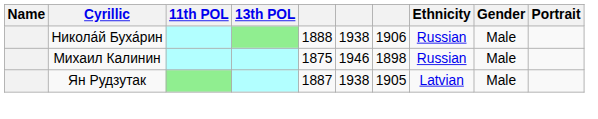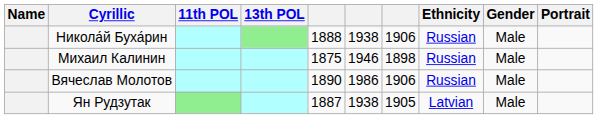+ row: (112, 80)
